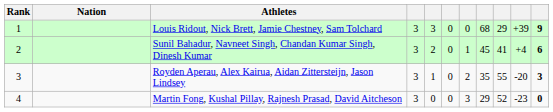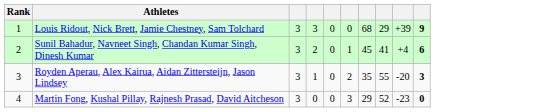- column: (92, 12)
